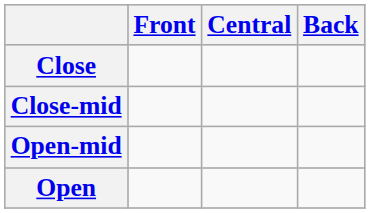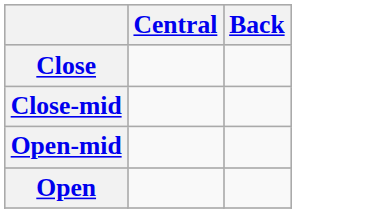- column: (164, 24)
